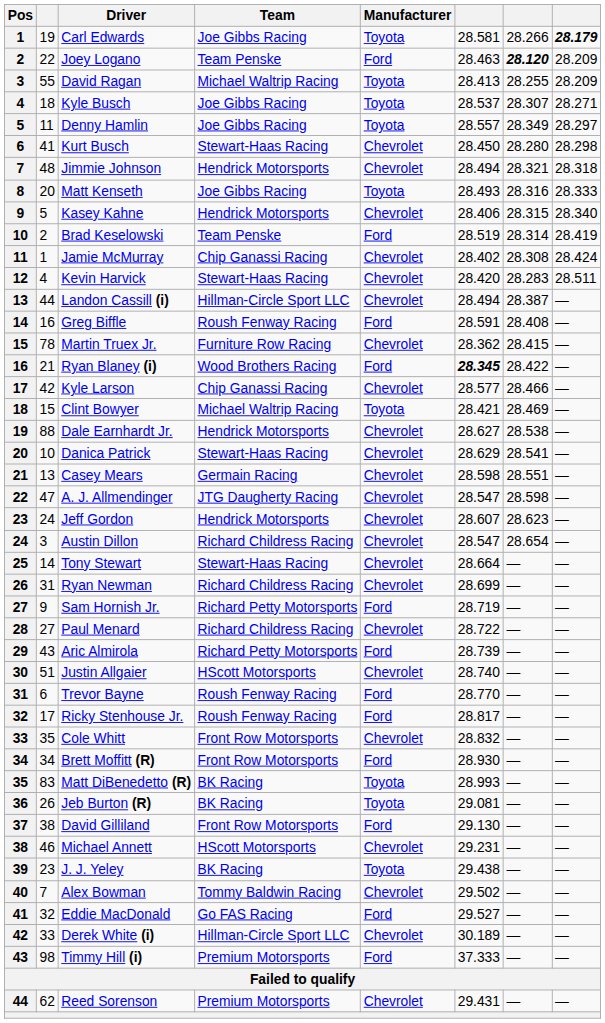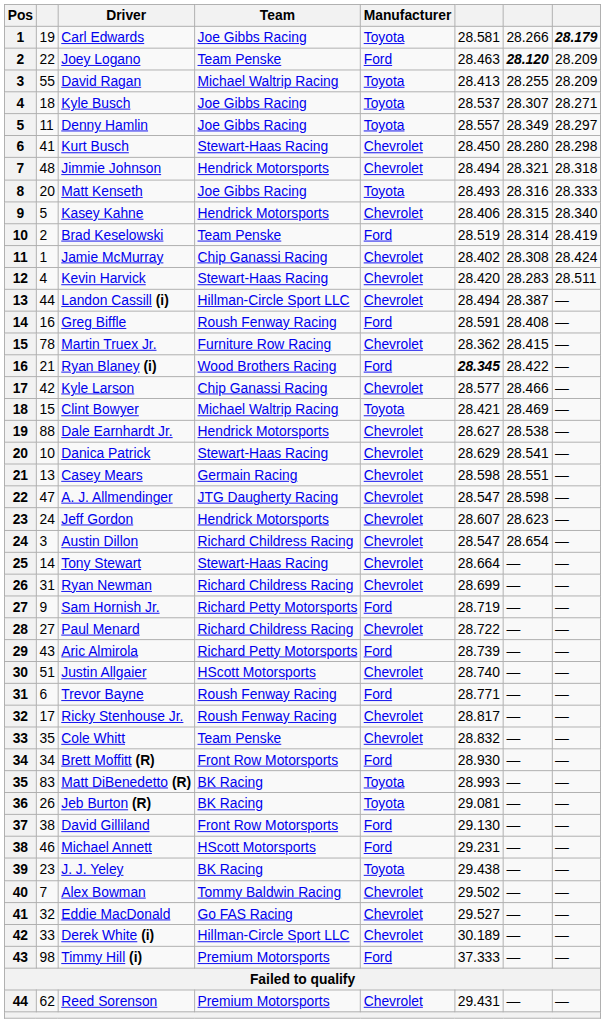(479, 694) 28.770 -> (479, 694) 28.771
(378, 716) Ford -> (393, 716) Chevrolet
(268, 738) Front Row Motorsports -> (239, 738) Team Penske
(393, 848) Chevrolet -> (378, 848) Ford
(378, 913) Ford -> (393, 913) Chevrolet
